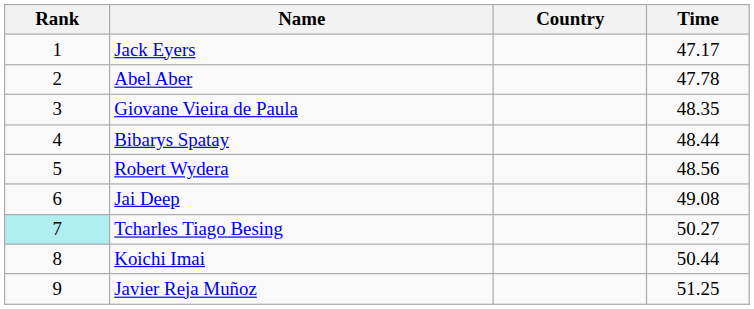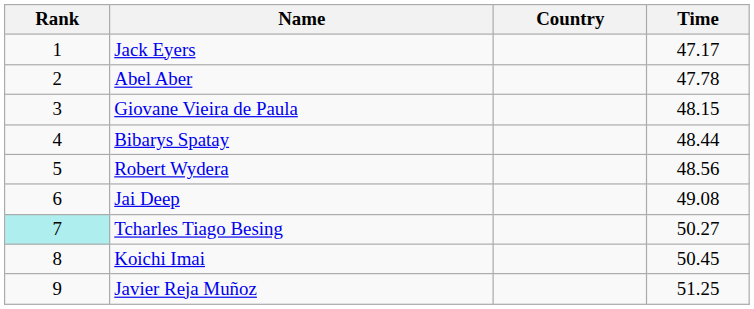(698, 109) 48.35 -> (698, 109) 48.15
(698, 259) 50.44 -> (698, 259) 50.45
